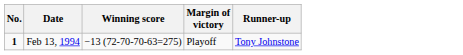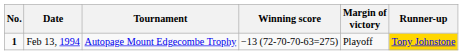+ column: (160, 19)
(267, 41) no background -> (423, 41) gold background
